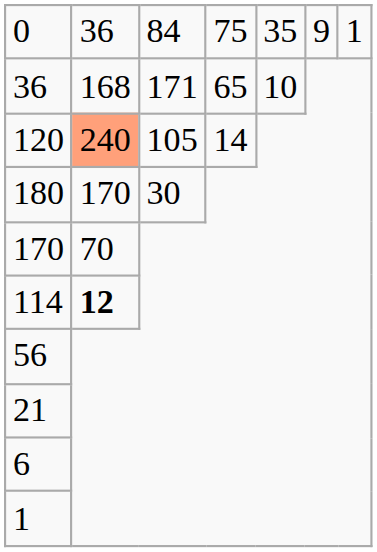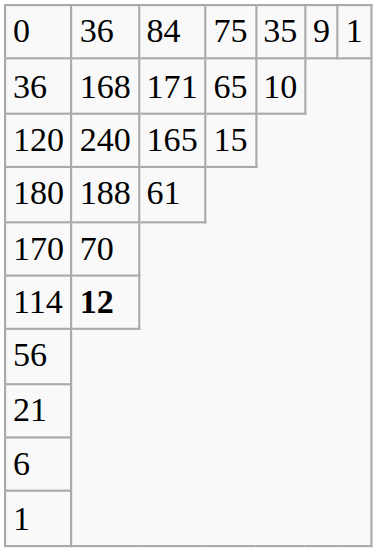(105, 139) lightsalmon background -> (105, 139) no background
(172, 139) 105 -> (172, 139) 165
(230, 139) 14 -> (230, 139) 15
(105, 193) 170 -> (105, 193) 188
(164, 193) 30 -> (164, 193) 61
